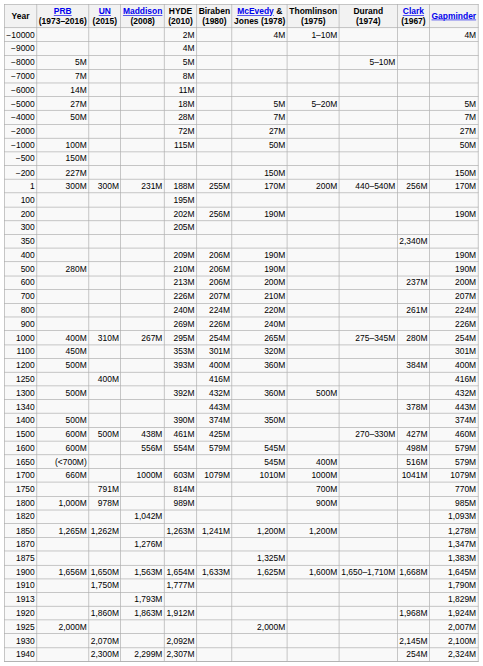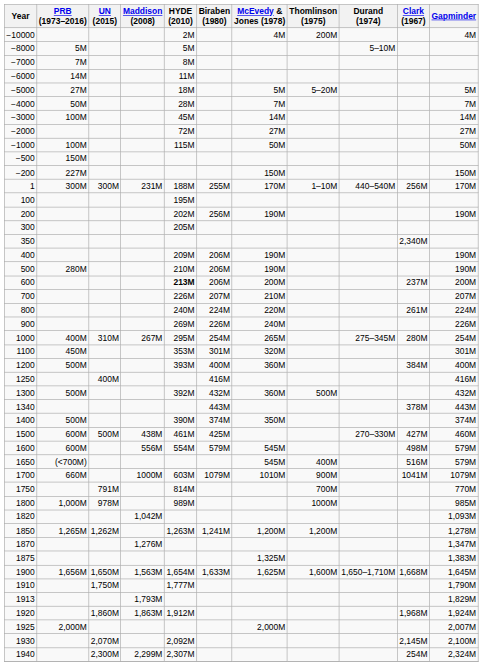(324, 35) 1–10M -> (327, 35) 200M
- row: (23, 49)
+ row: (23, 117)
(327, 186) 200M -> (324, 186) 1–10M
(184, 283) normal -> (184, 283) bold
(324, 475) 1000M -> (327, 475) 900M
(327, 503) 900M -> (324, 503) 1000M
